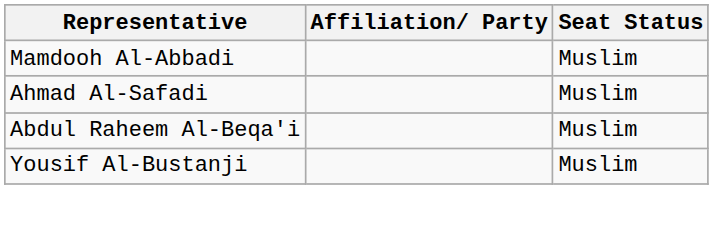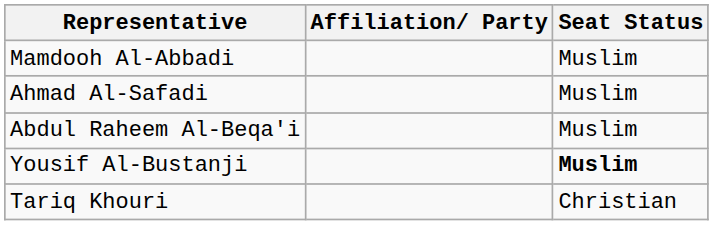(598, 166) normal -> (598, 166) bold
+ row: (89, 202)
